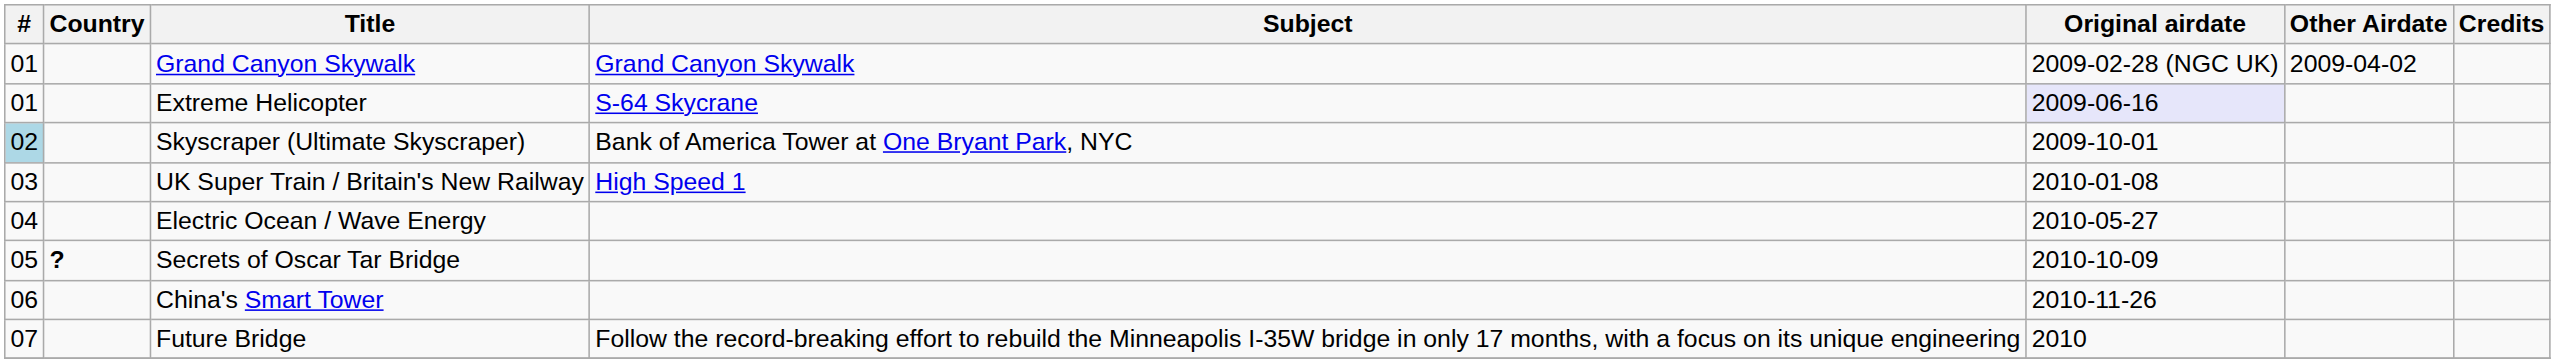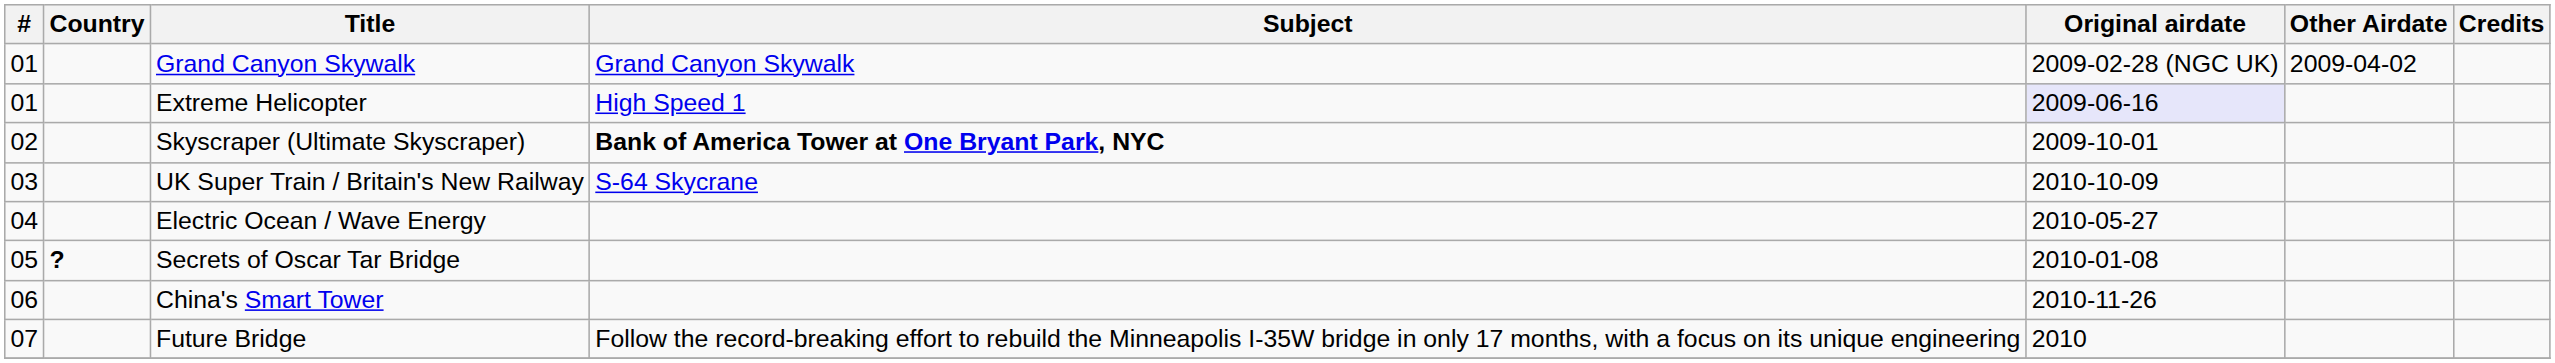(677, 102) S-64 Skycrane -> (670, 102) High Speed 1
(24, 142) lightblue background -> (24, 142) no background
(864, 142) normal -> (880, 142) bold
(670, 181) High Speed 1 -> (677, 181) S-64 Skycrane
(2095, 181) 2010-01-08 -> (2095, 181) 2010-10-09
(2095, 260) 2010-10-09 -> (2095, 260) 2010-01-08
